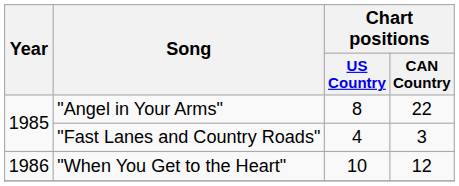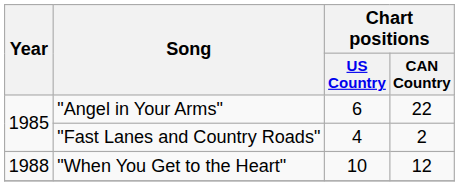(357, 108) 8 -> (357, 108) 6
(422, 137) 3 -> (422, 137) 2
(29, 166) 1986 -> (29, 166) 1988
